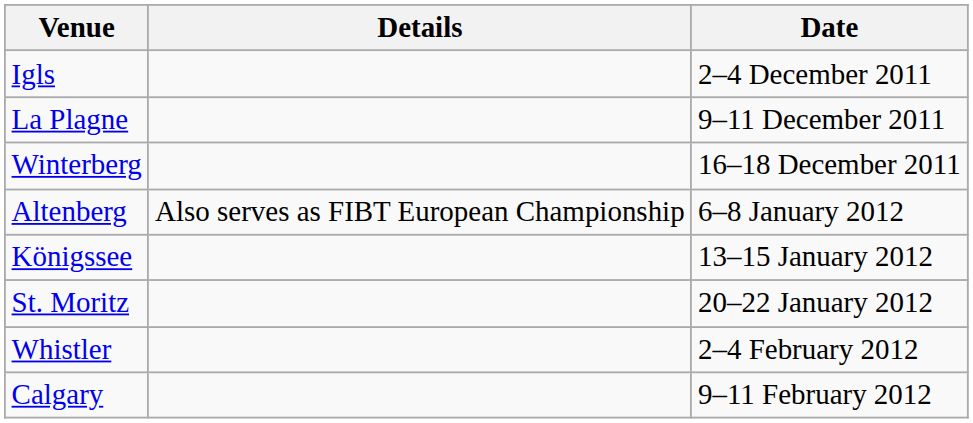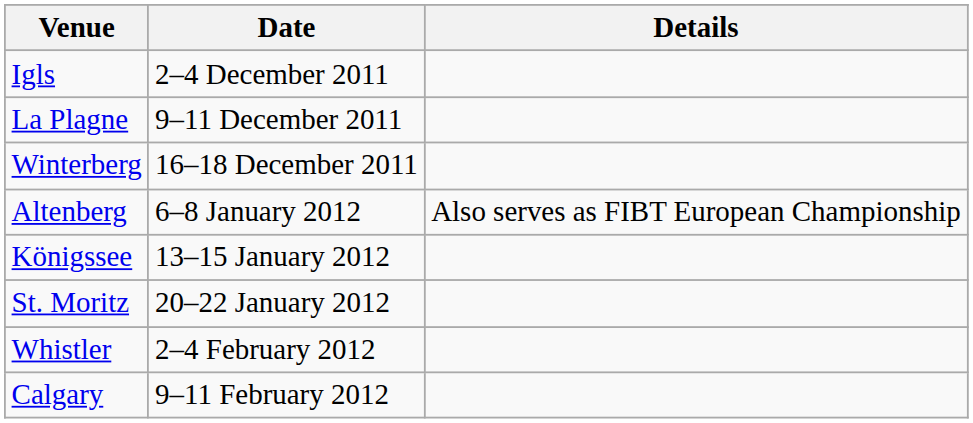columns swapped: (829, 27) <-> (420, 27)
